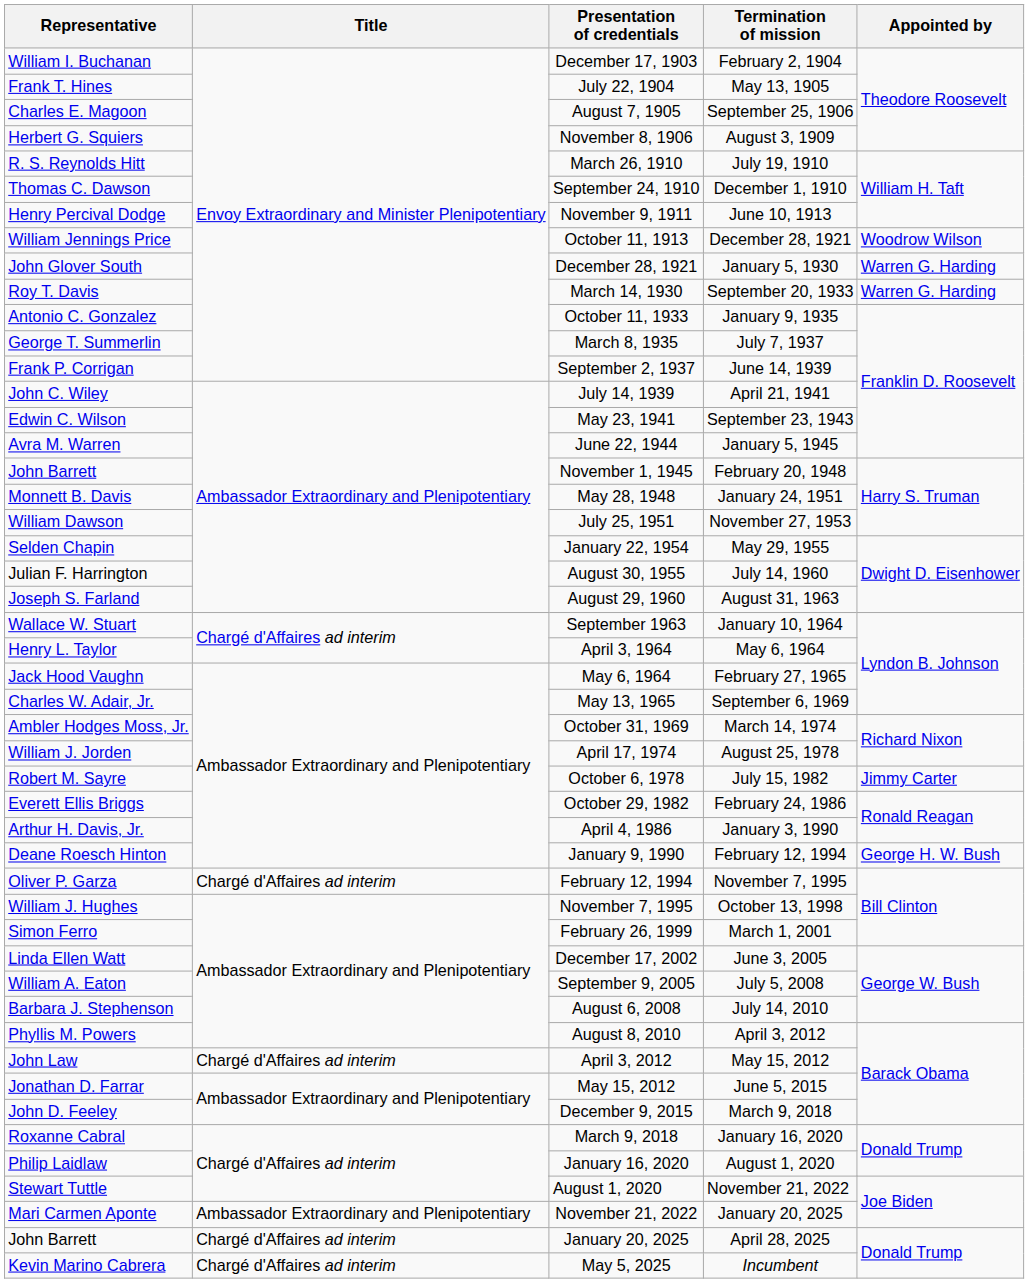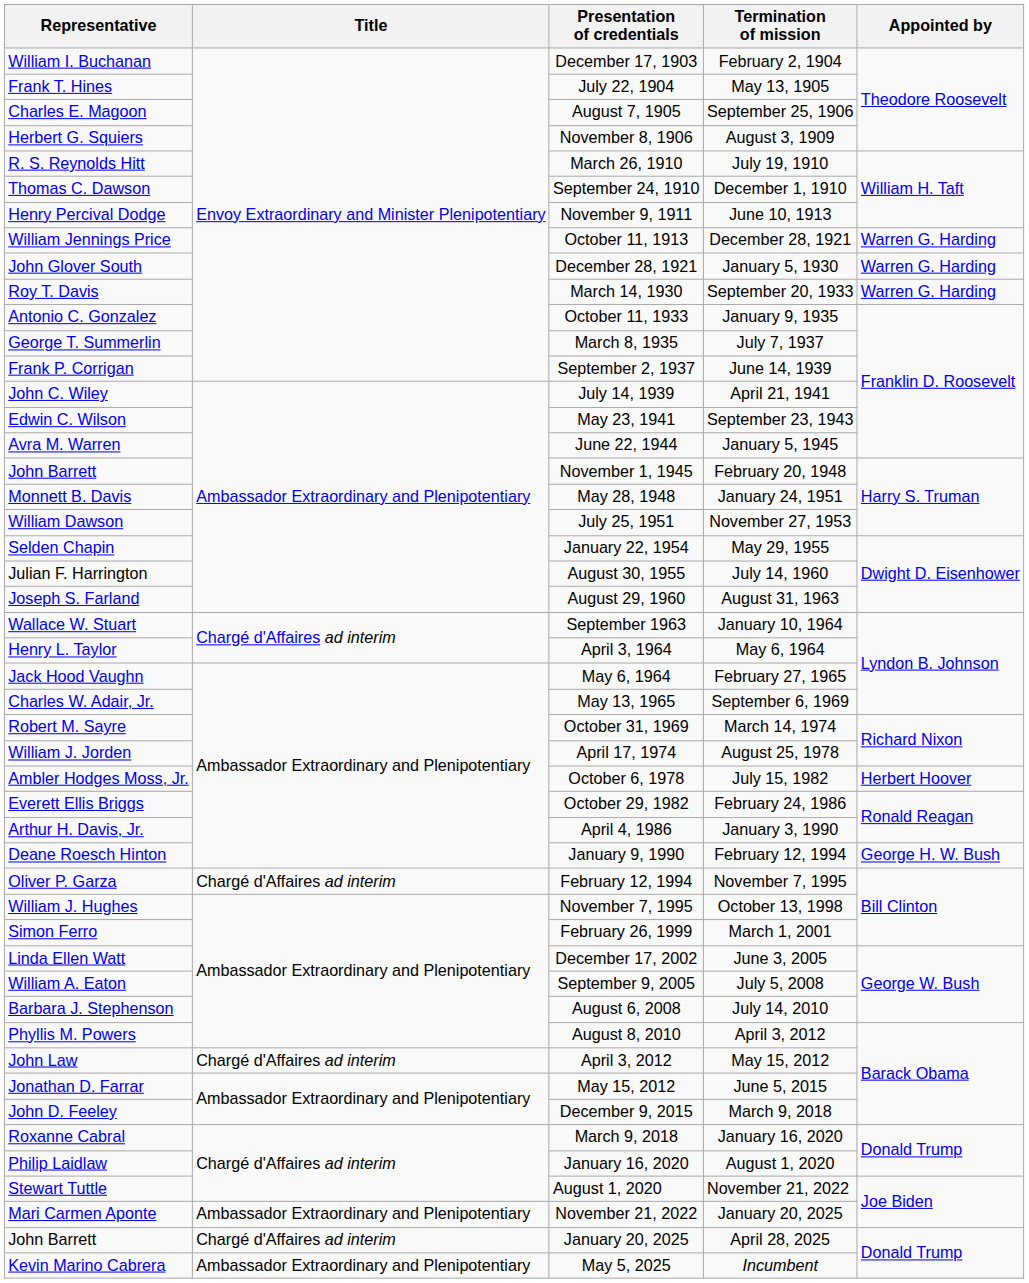(921, 240) Woodrow Wilson -> (928, 240) Warren G. Harding
(98, 727) Ambler Hodges Moss, Jr. -> (67, 727) Robert M. Sayre
(67, 778) Robert M. Sayre -> (98, 778) Ambler Hodges Moss, Jr.
(909, 778) Jimmy Carter -> (916, 778) Herbert Hoover
(296, 1265) Chargé d'Affaires ad interim -> (363, 1265) Ambassador Extraordinary and Plenipotentiary
